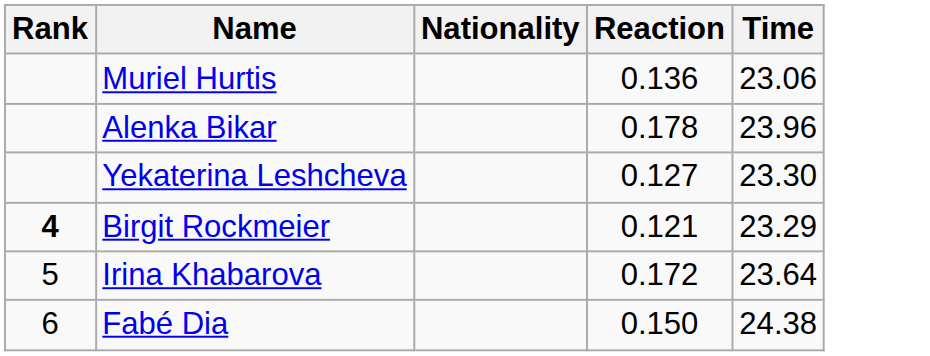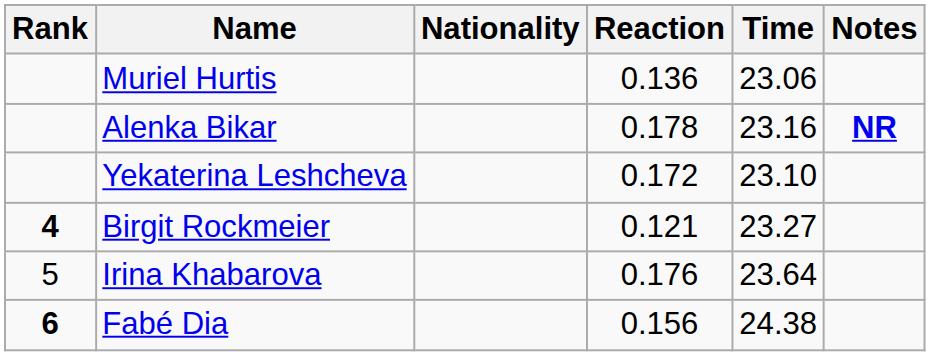+ column: (874, 29)
(778, 127) 23.96 -> (778, 127) 23.16
(659, 176) 0.127 -> (659, 176) 0.172
(778, 176) 23.30 -> (778, 176) 23.10
(778, 226) 23.29 -> (778, 226) 23.27
(659, 275) 0.172 -> (659, 275) 0.176
(50, 324) normal -> (50, 324) bold
(659, 324) 0.150 -> (659, 324) 0.156
